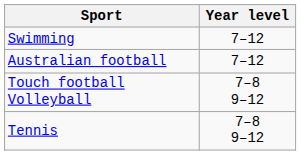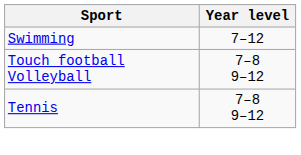- row: (87, 61)
